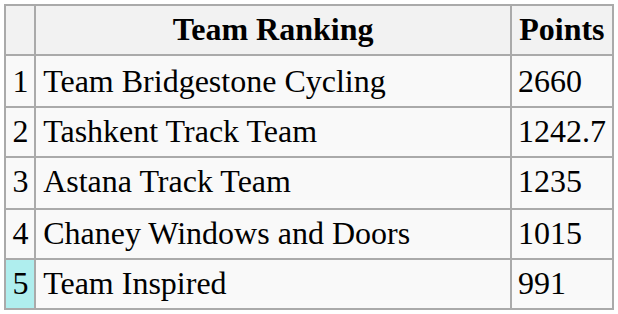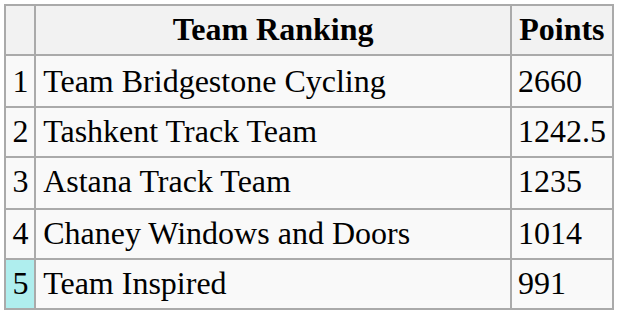(562, 131) 1242.7 -> (562, 131) 1242.5
(550, 232) 1015 -> (550, 232) 1014
